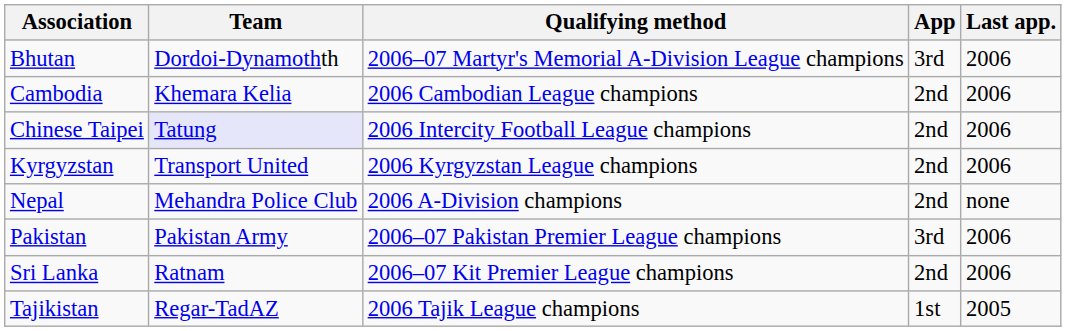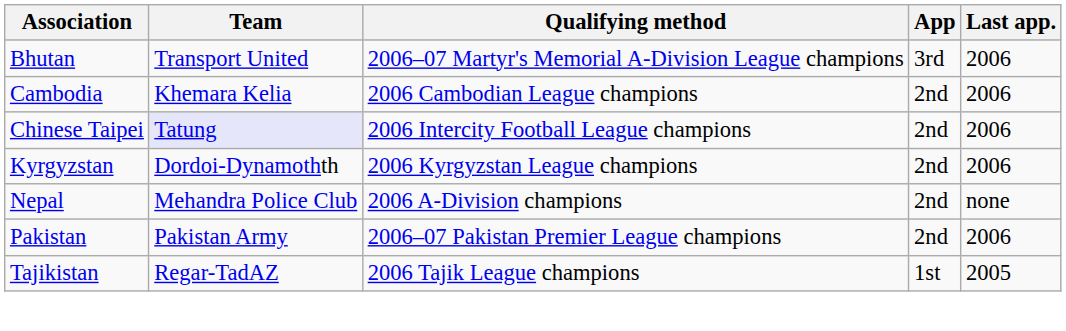(246, 58) Dordoi-Dynamothth -> (231, 58) Transport United
(231, 165) Transport United -> (246, 165) Dordoi-Dynamothth
(929, 237) 3rd -> (931, 237) 2nd
- row: (54, 272)
